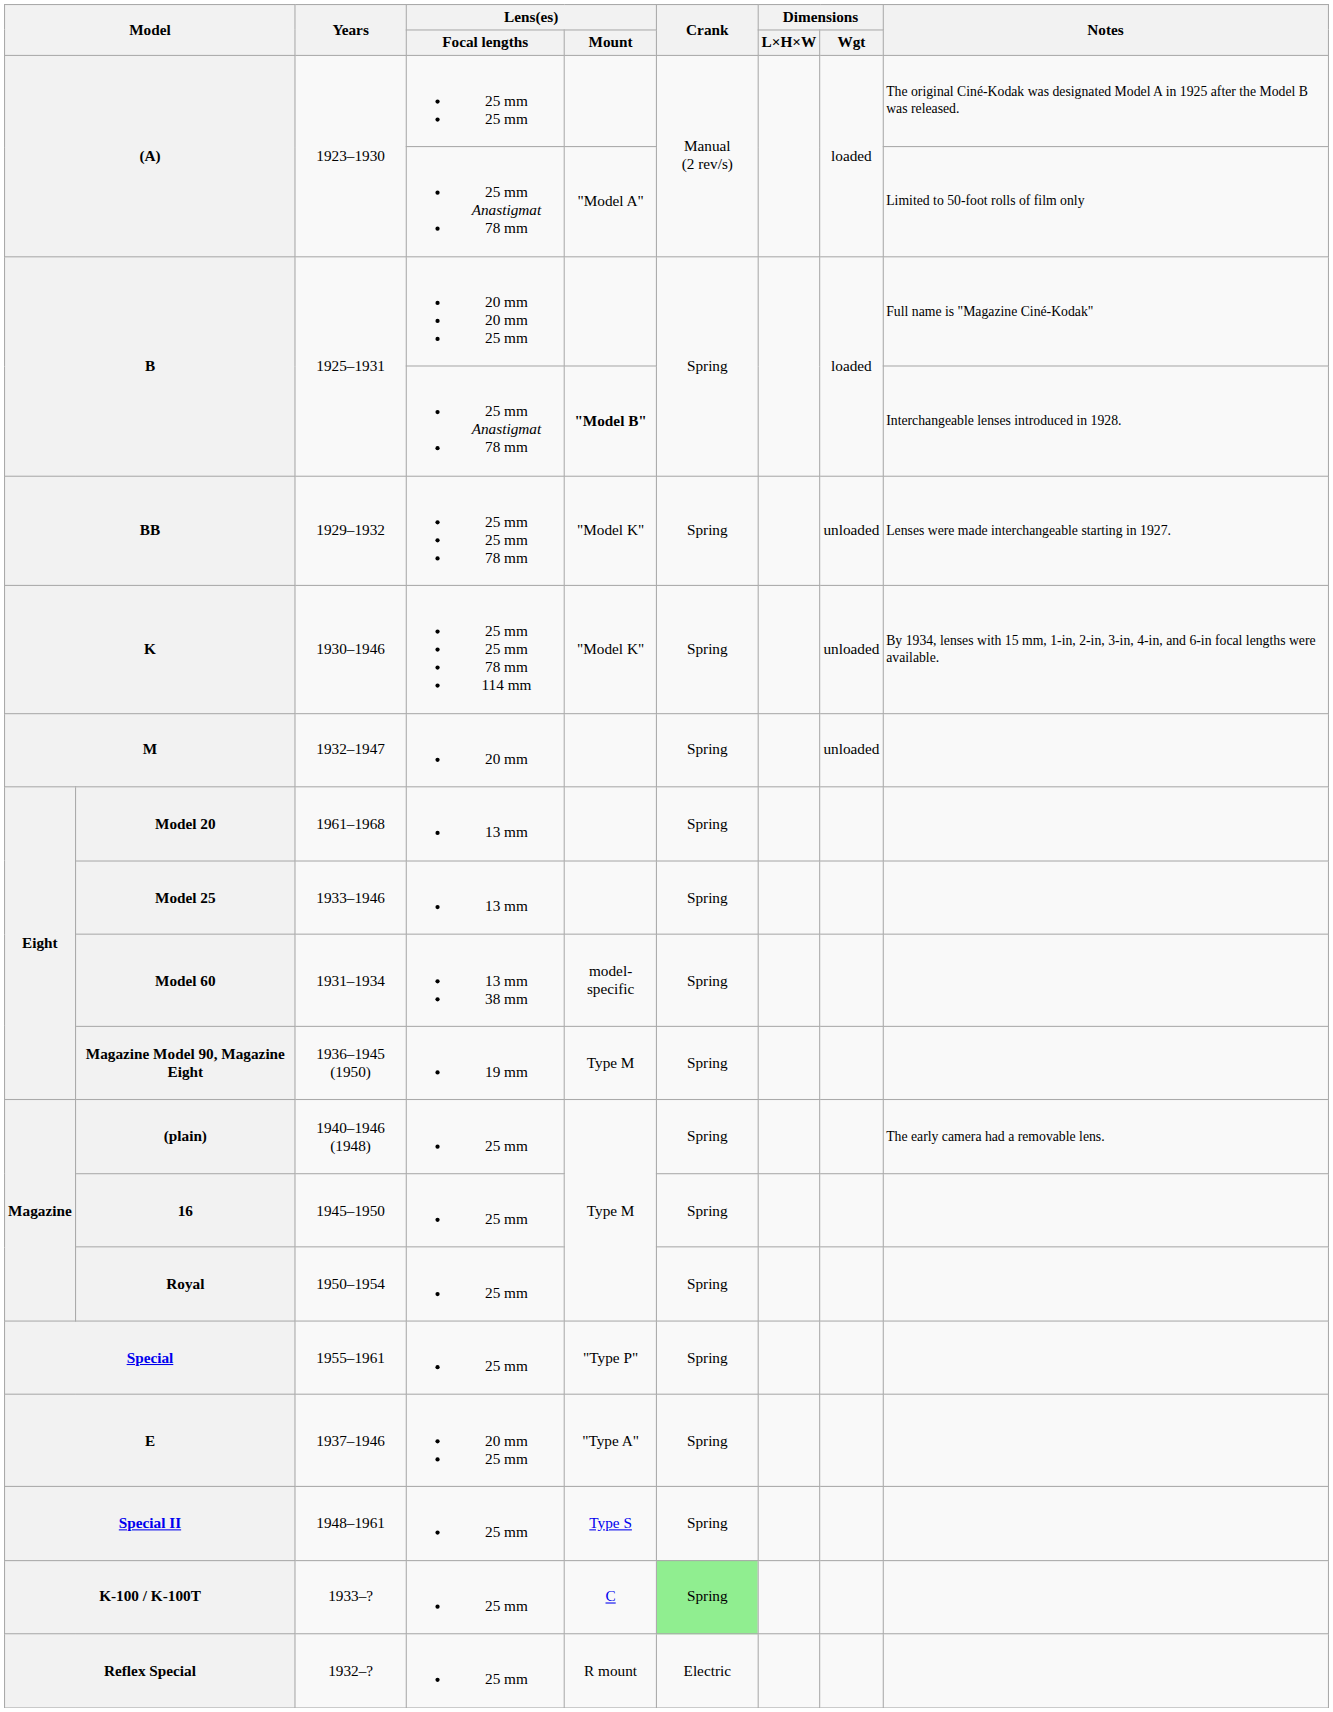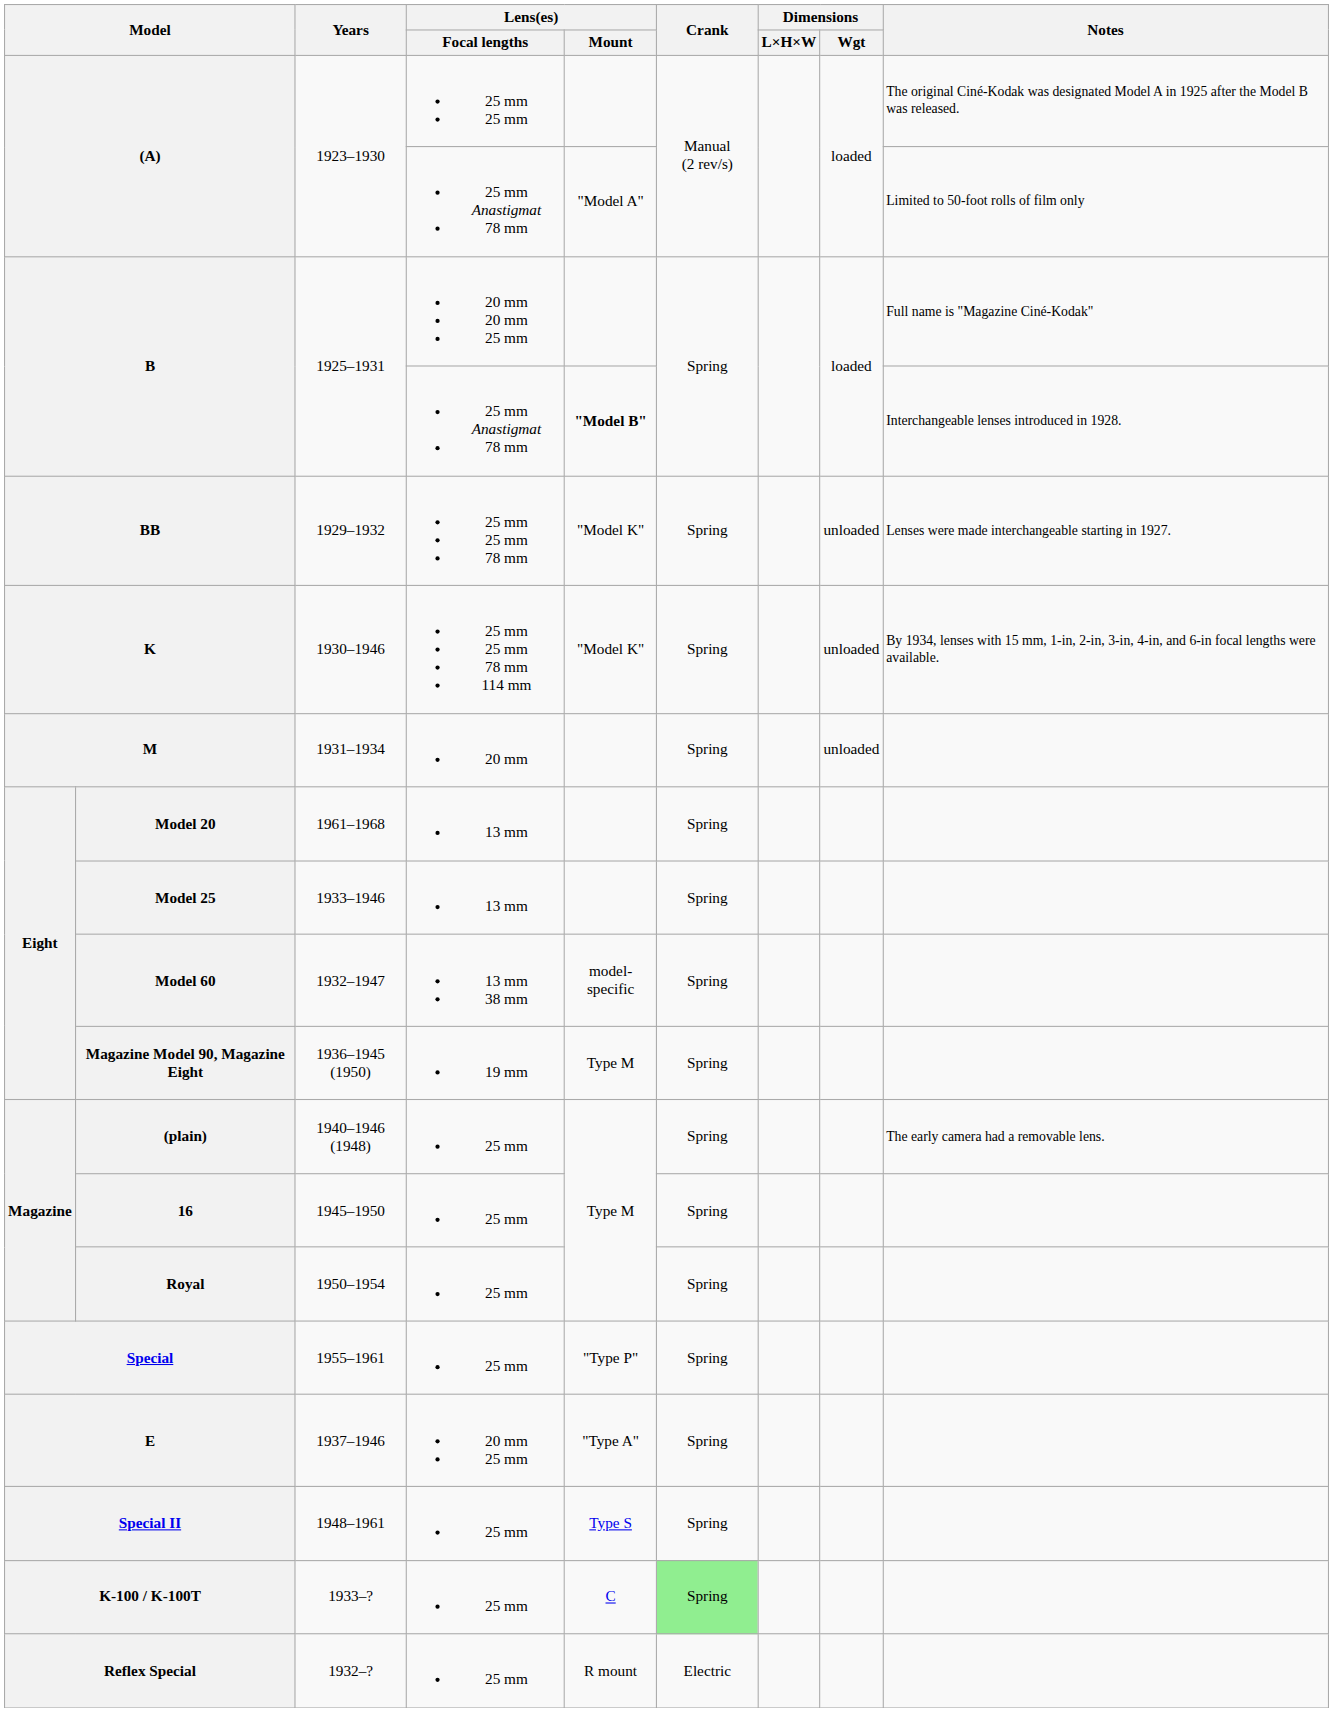(351, 750) 1932–1947 -> (351, 750) 1931–1934
(351, 980) 1931–1934 -> (351, 980) 1932–1947
